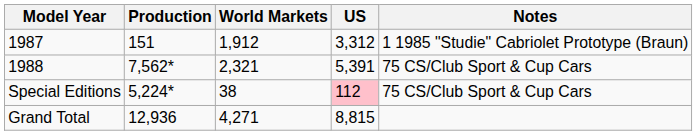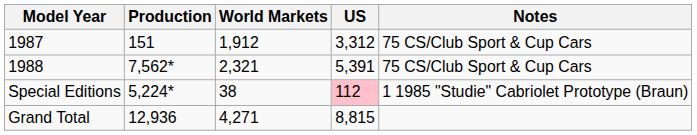(535, 42) 1 1985 "Studie" Cabriolet Prototype (Braun) -> (487, 42) 75 CS/Club Sport & Cup Cars
(487, 92) 75 CS/Club Sport & Cup Cars -> (535, 92) 1 1985 "Studie" Cabriolet Prototype (Braun)
